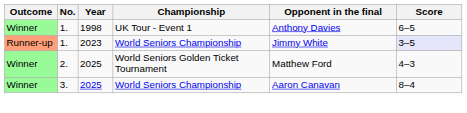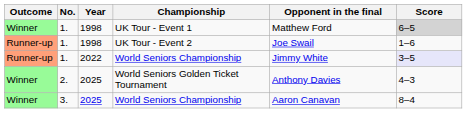(306, 27) Anthony Davies -> (302, 27) Matthew Ford
(407, 27) no background -> (407, 27) lightgrey background
+ row: (64, 43)
(91, 43) 2023 -> (91, 58) 2022
(302, 64) Matthew Ford -> (306, 79) Anthony Davies
